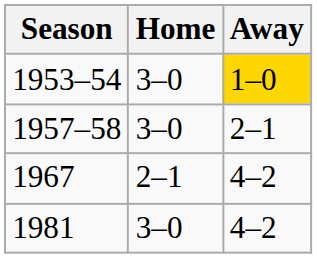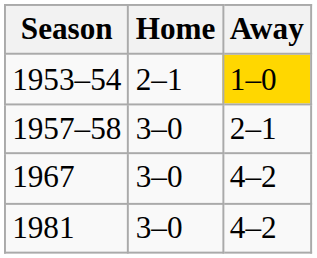(159, 78) 3–0 -> (159, 78) 2–1
(159, 177) 2–1 -> (159, 177) 3–0
